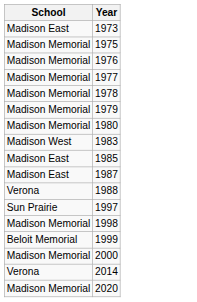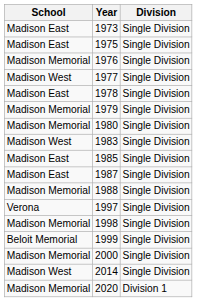+ column: (156, 12)
(49, 45) Madison Memorial -> (38, 45) Madison East
(49, 77) Madison Memorial -> (39, 77) Madison West
(49, 93) Madison Memorial -> (38, 93) Madison East
(23, 191) Verona -> (49, 191) Madison Memorial
(32, 207) Sun Prairie -> (23, 207) Verona
(23, 272) Verona -> (39, 272) Madison West
